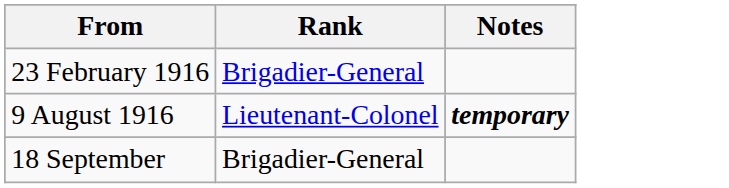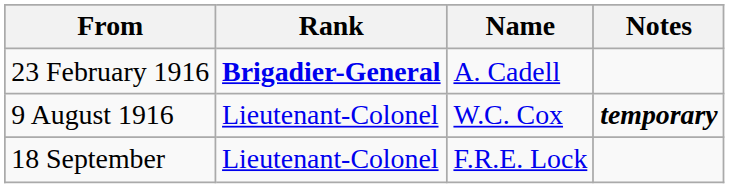+ column: (520, 26)
(323, 70) normal -> (331, 70) bold
(323, 159) Brigadier-General -> (330, 159) Lieutenant-Colonel
